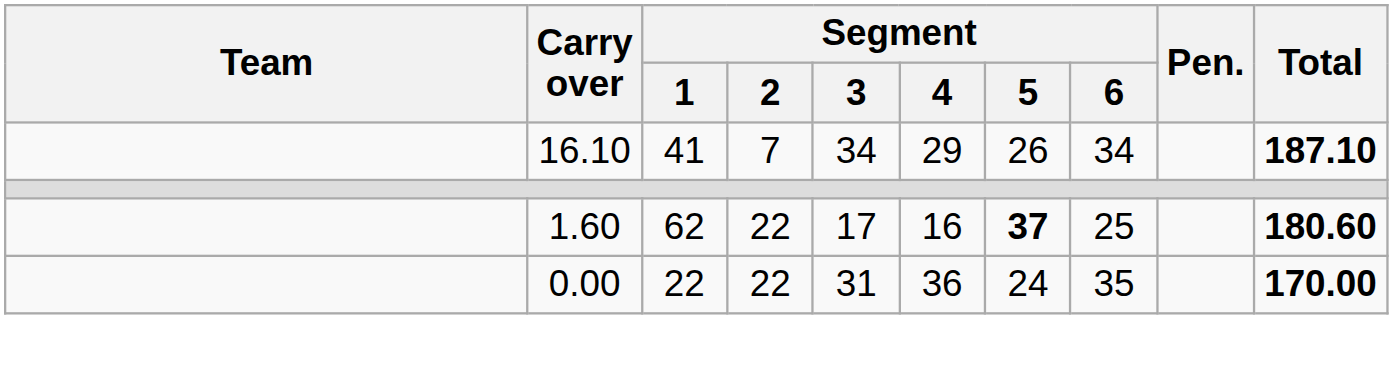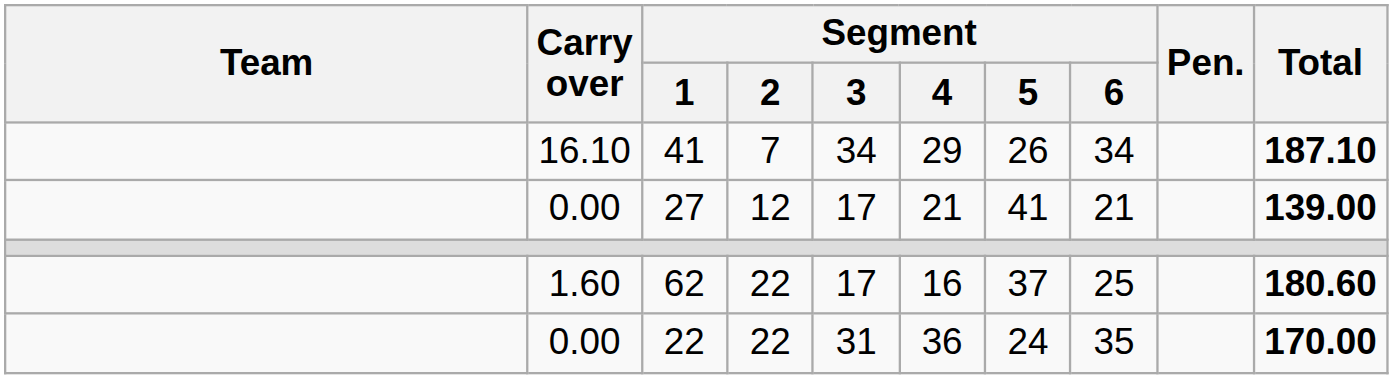+ row: (684, 208)
(1028, 225) bold -> (1028, 284) normal
